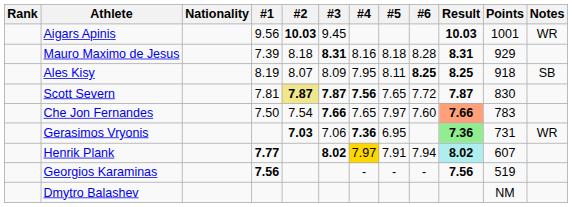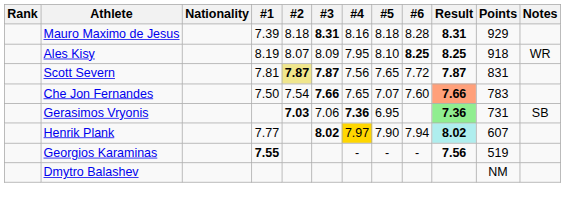- row: (80, 34)
(394, 73) 8.11 -> (387, 53) 8.10
(547, 73) SB -> (540, 53) WR
(364, 93) bold -> (357, 73) normal
(505, 93) 830 -> (498, 73) 831
(394, 113) 7.97 -> (387, 93) 7.07
(547, 133) WR -> (540, 113) SB
(267, 152) bold -> (267, 133) normal
(394, 152) 7.91 -> (387, 133) 7.90
(267, 172) 7.56 -> (267, 152) 7.55
